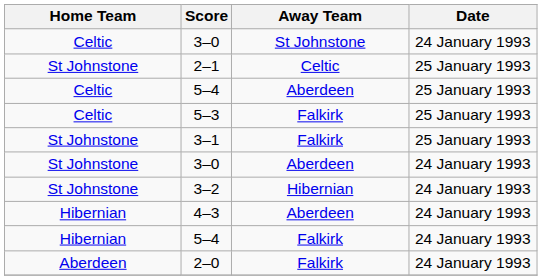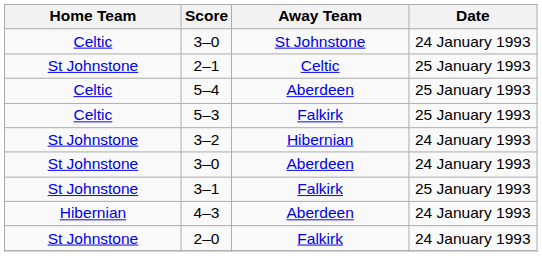rows swapped: (207, 189) <-> (207, 139)
- row: (207, 238)
(93, 262) Aberdeen -> (93, 238) St Johnstone
